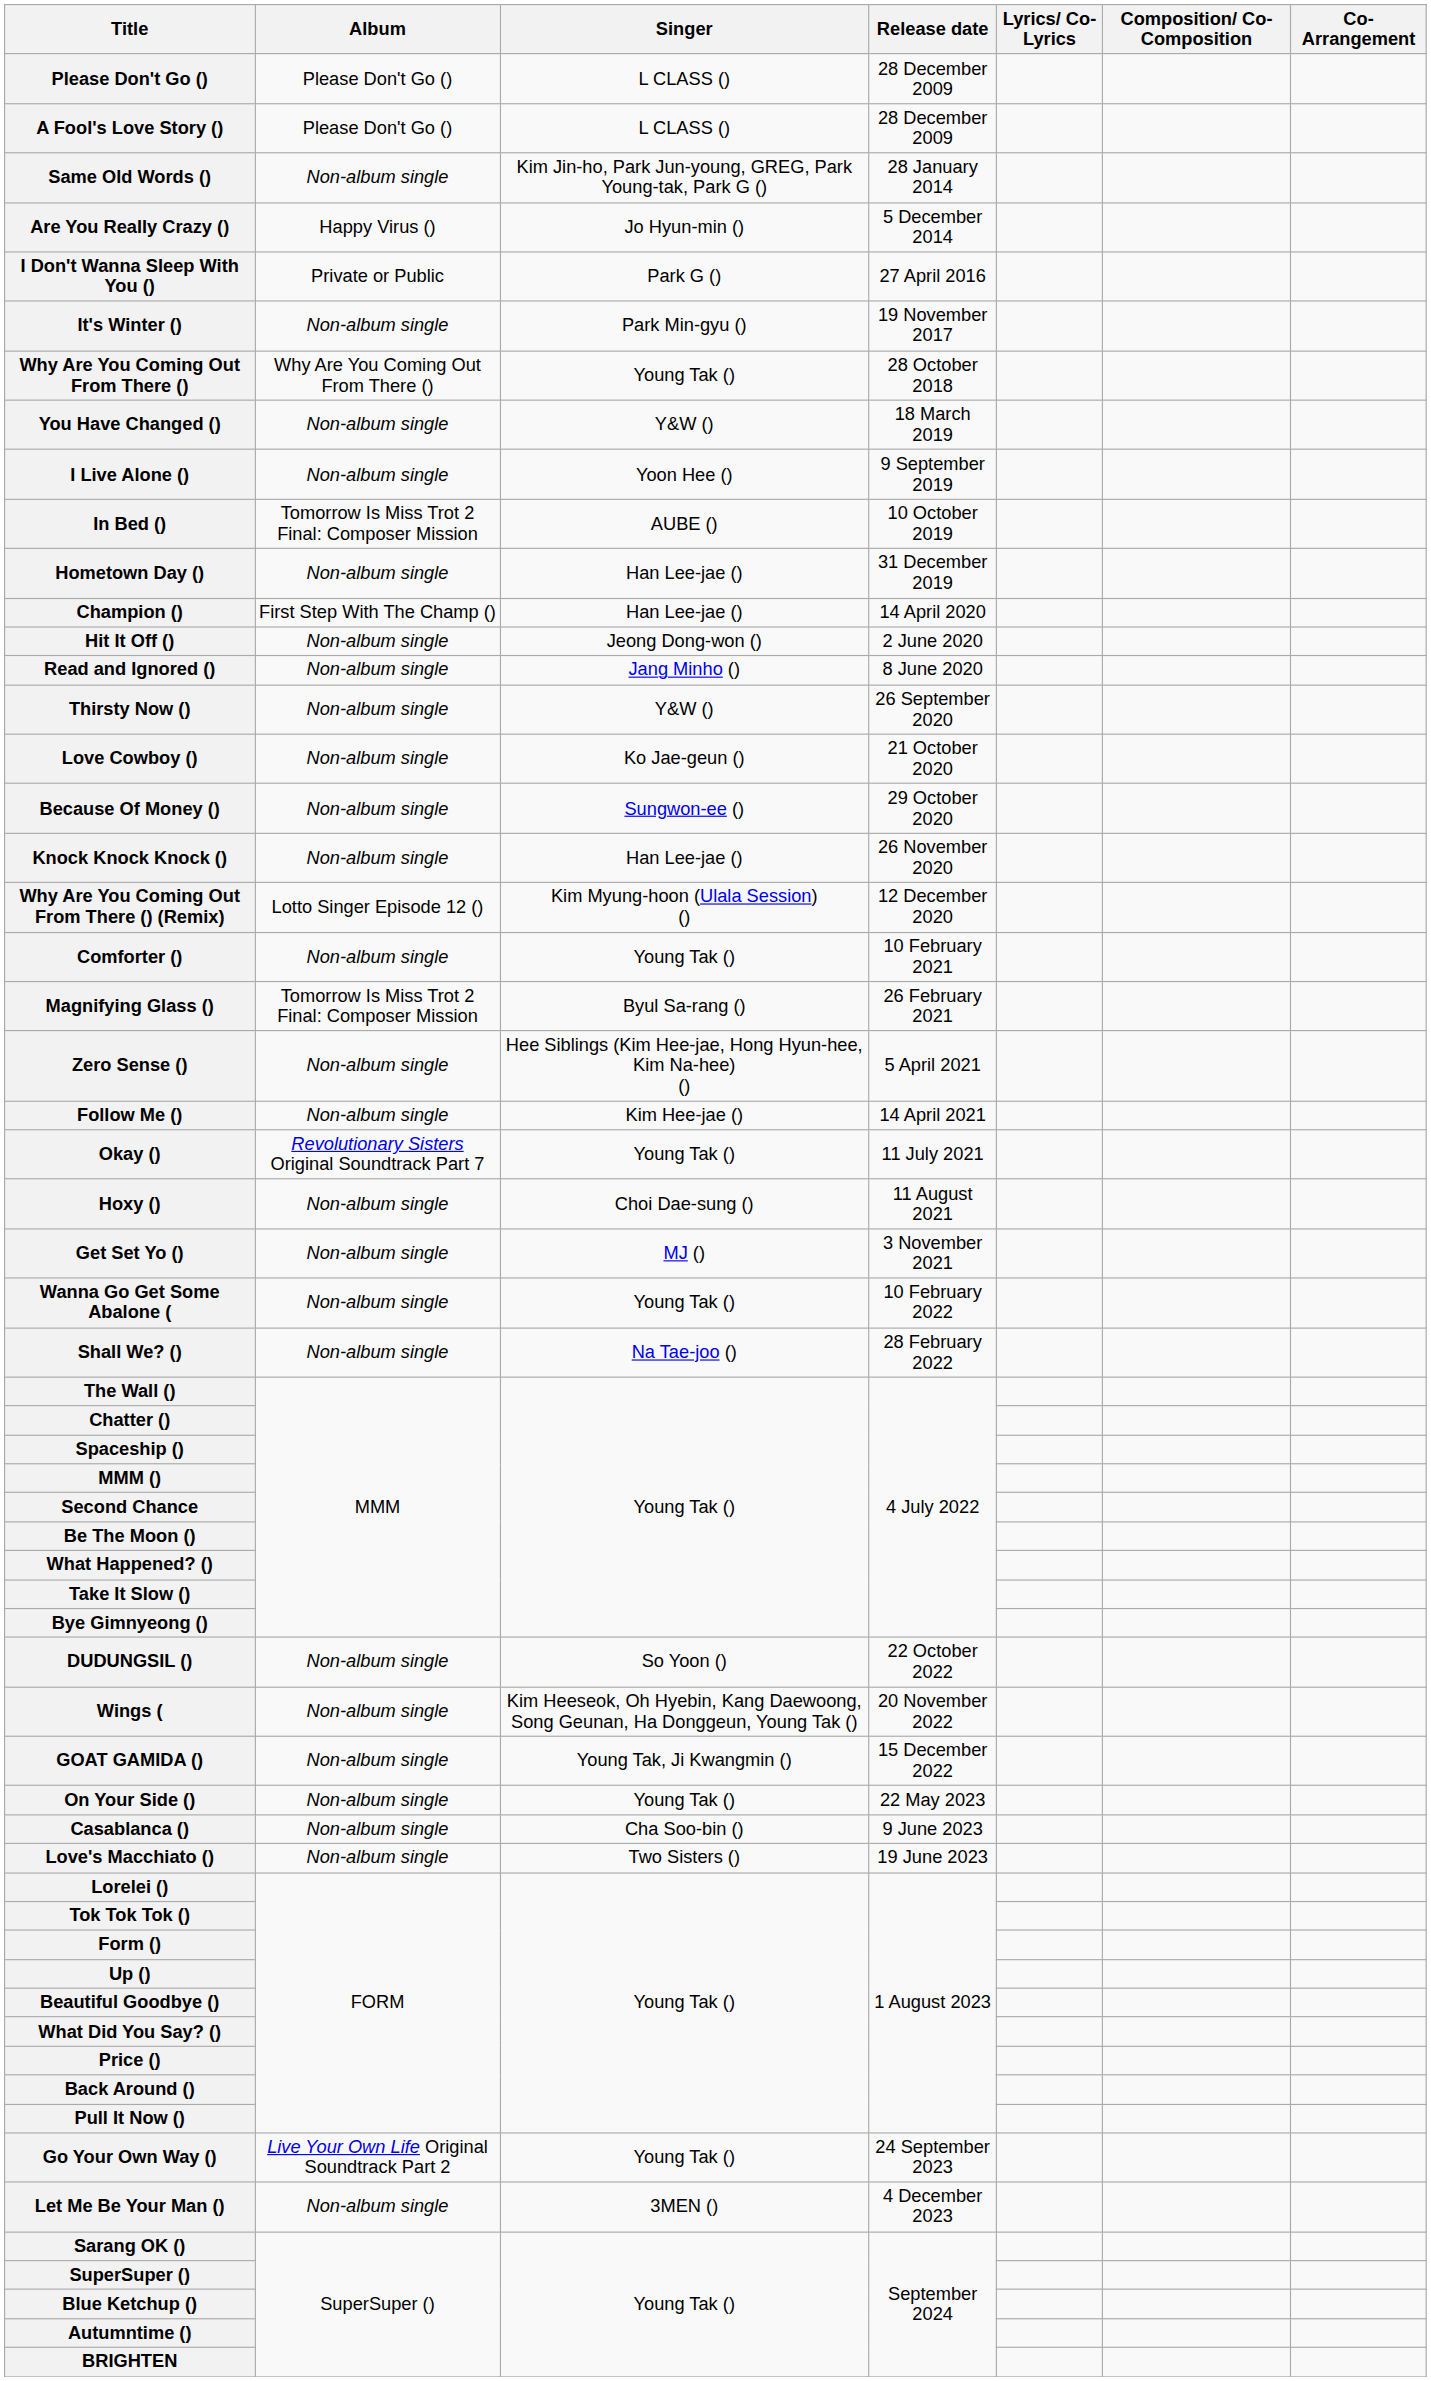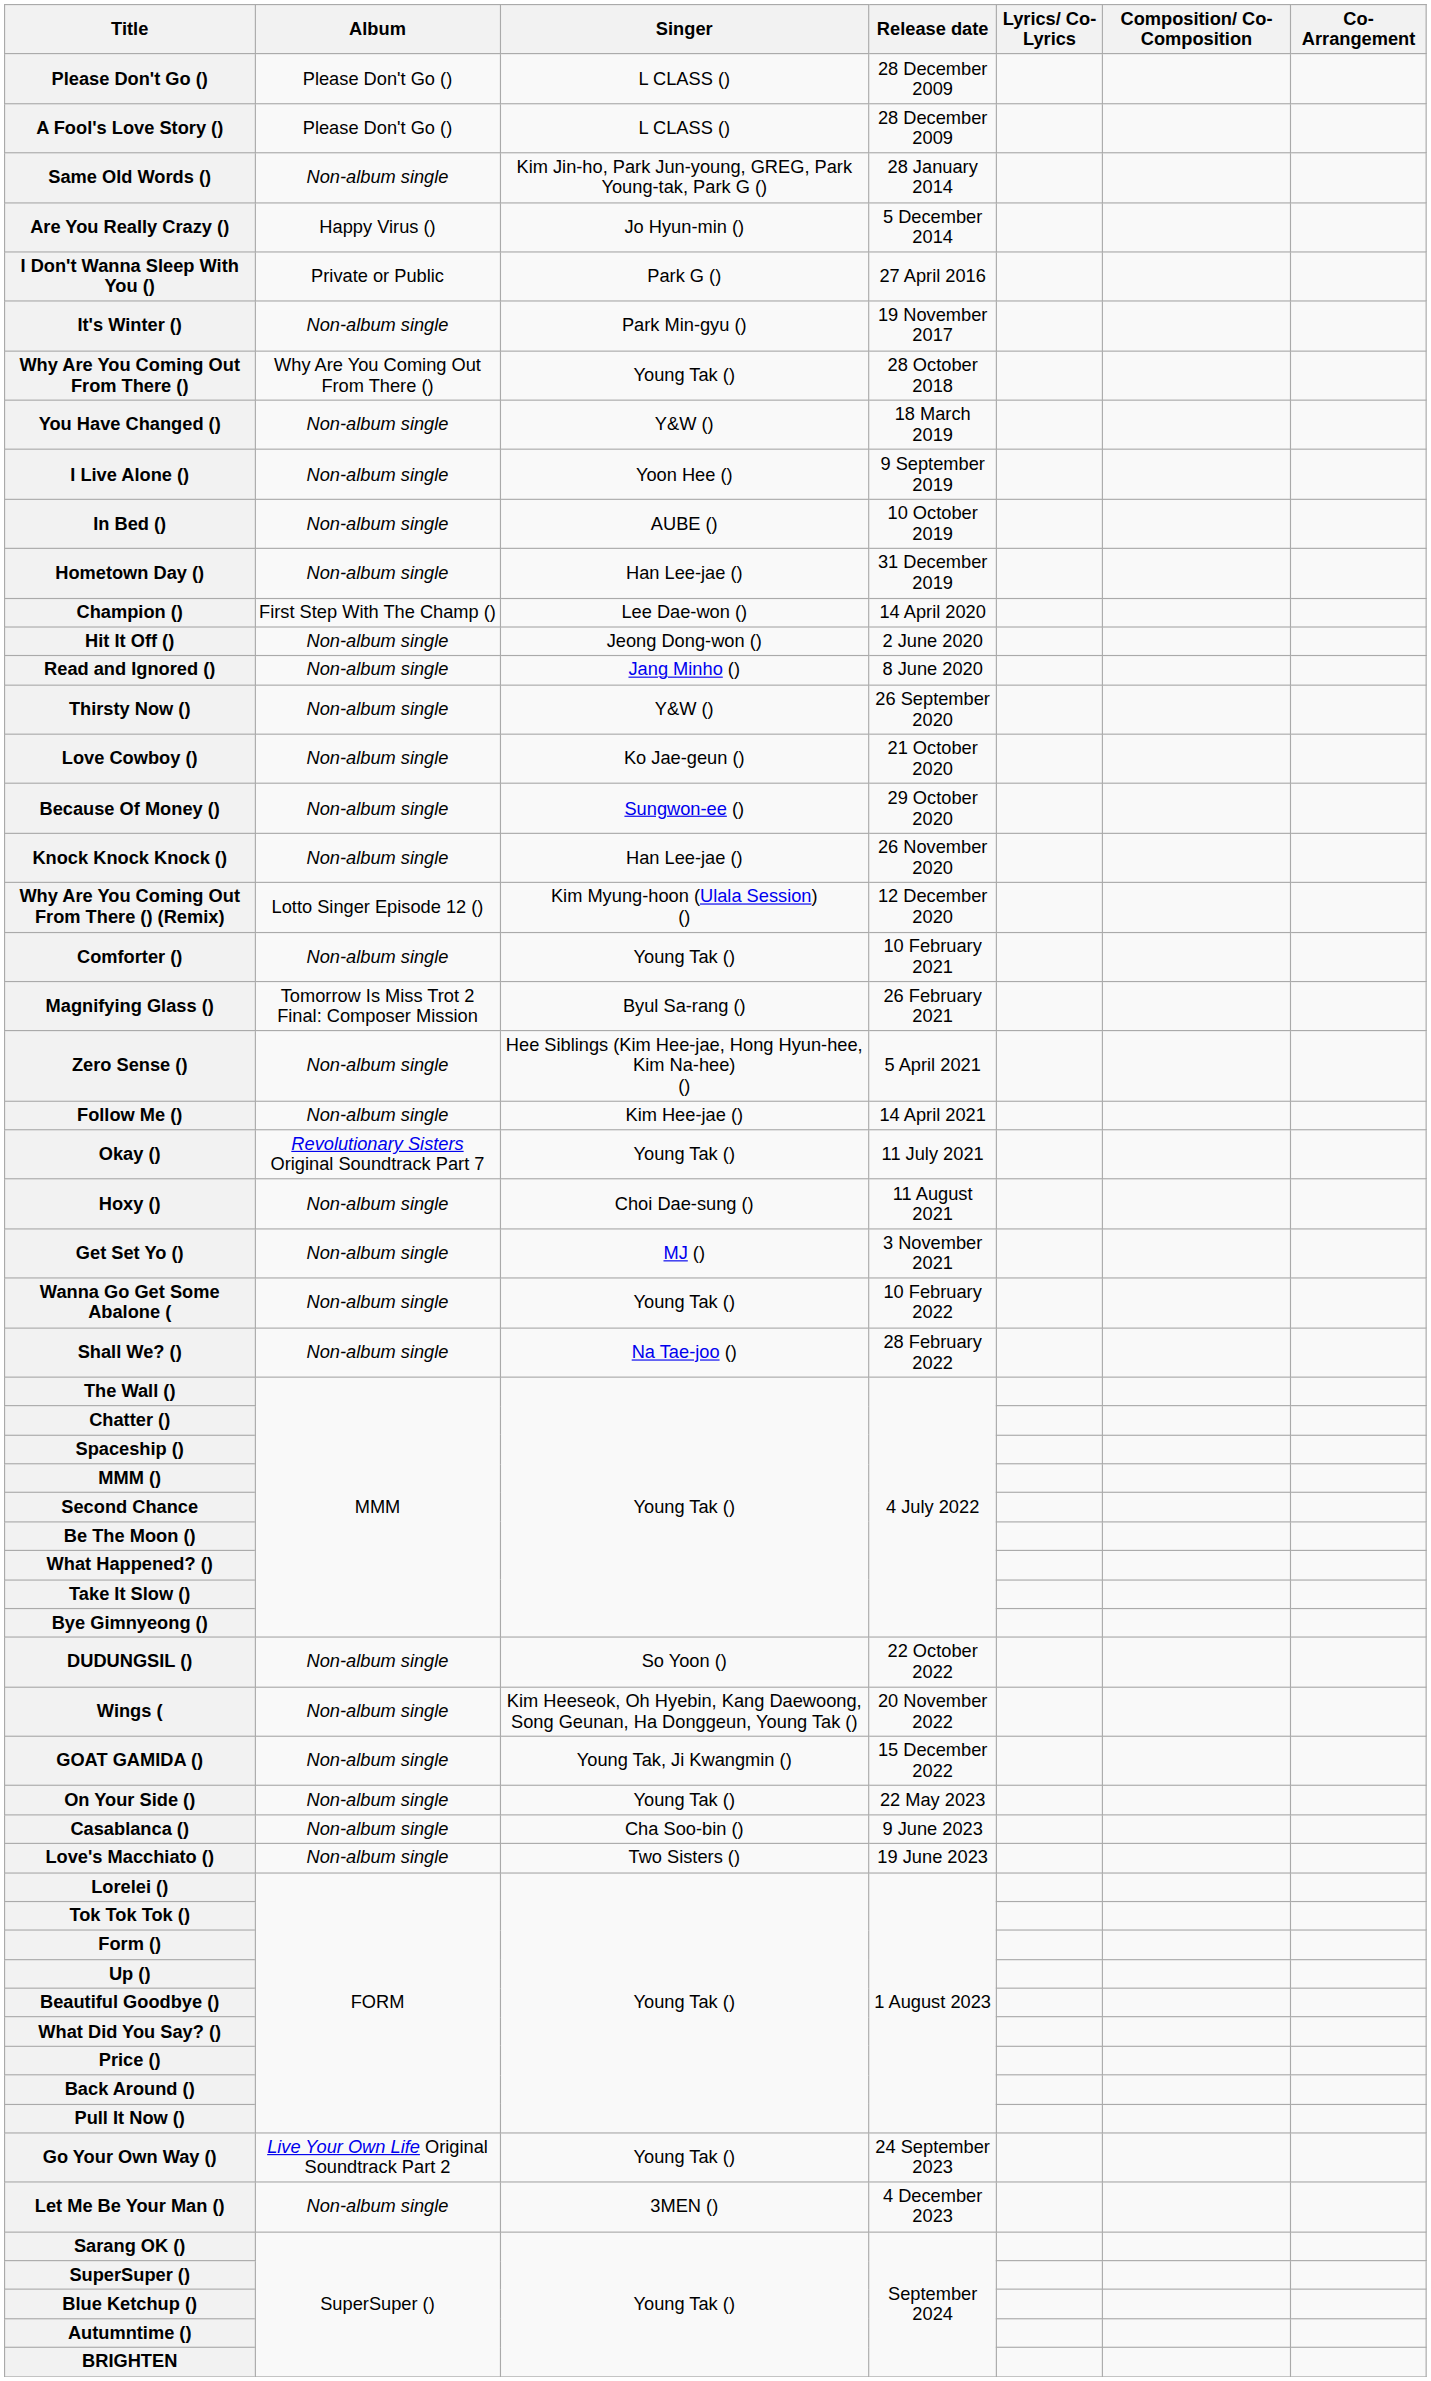(377, 523) Tomorrow Is Miss Trot 2 Final: Composer Mission -> (377, 523) Non-album single
(684, 612) Han Lee-jae () -> (684, 612) Lee Dae-won ()
